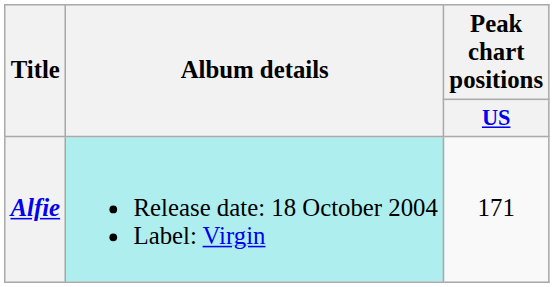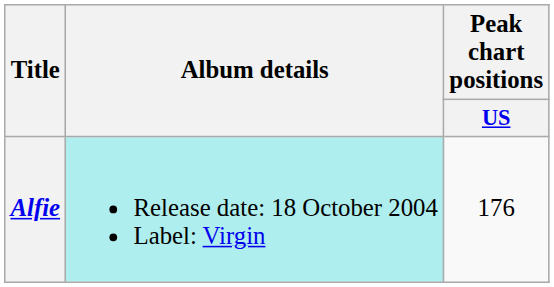(496, 208) 171 -> (496, 208) 176
